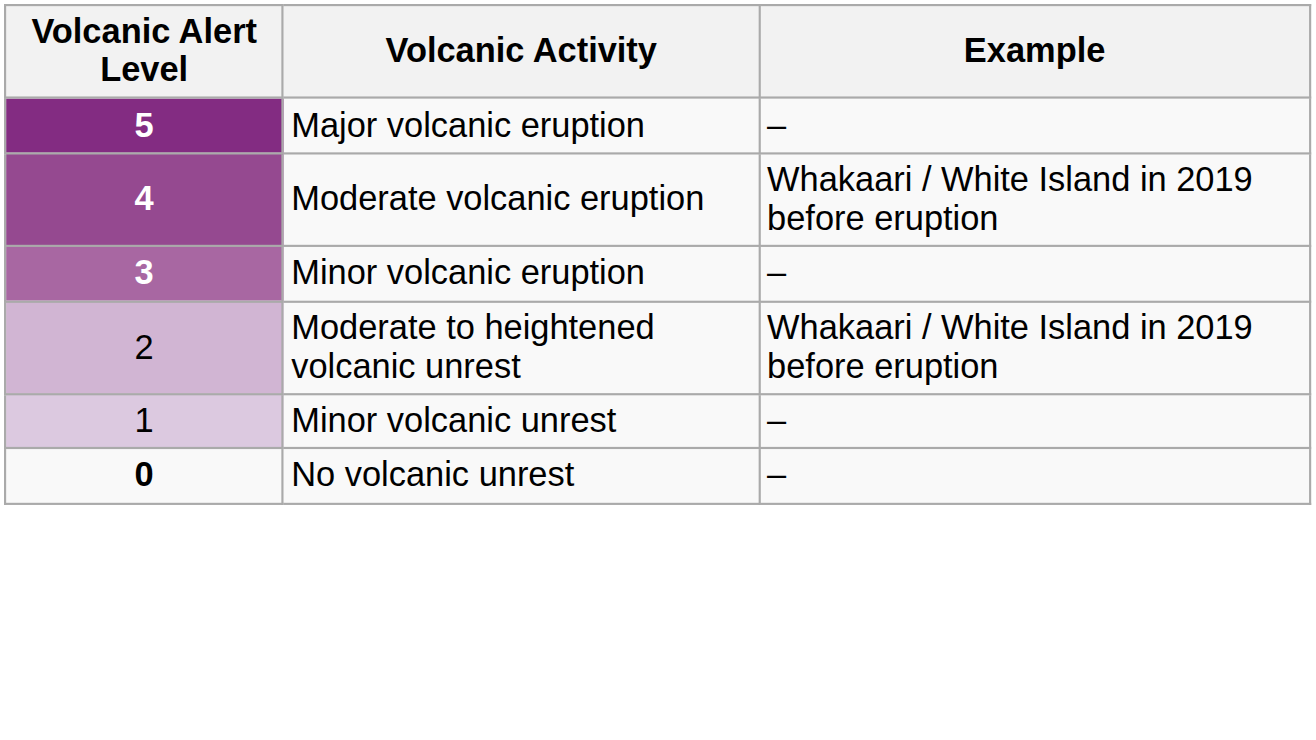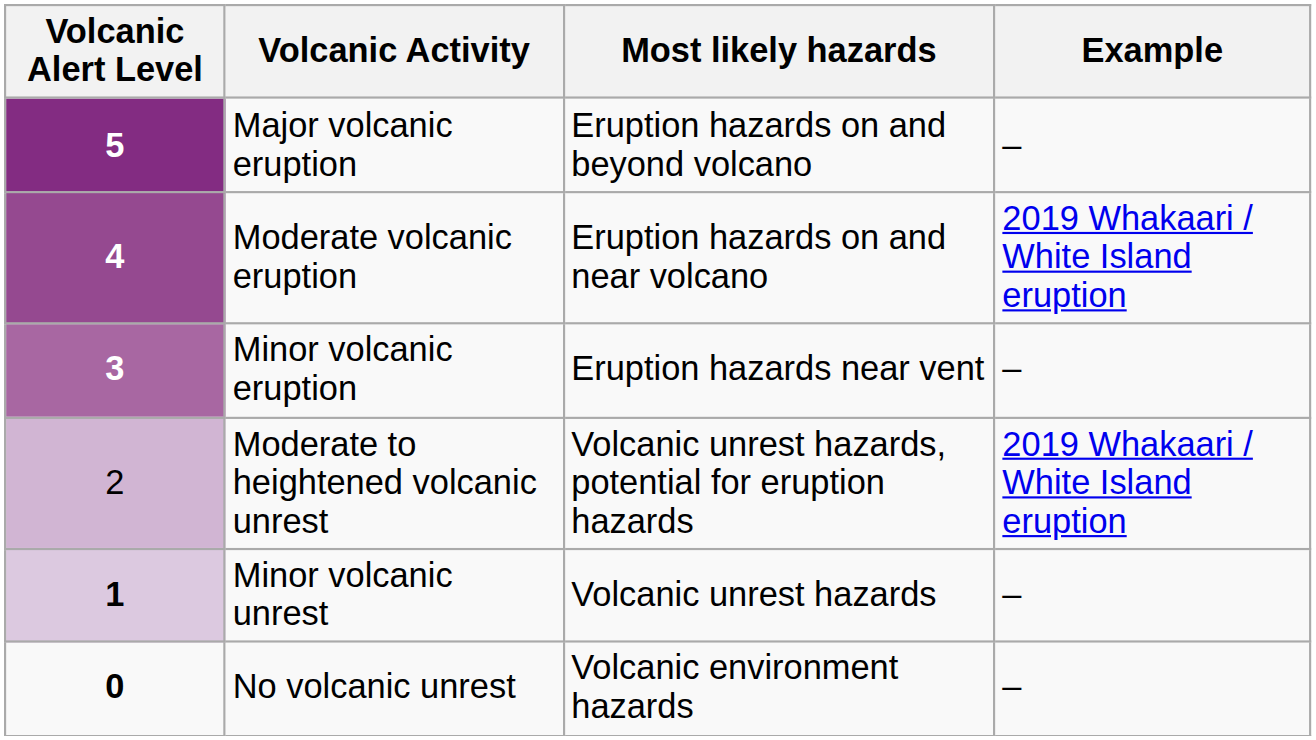+ column: (779, 51)
(1010, 198) Whakaari / White Island in 2019 before eruption -> (1128, 256) 2019 Whakaari / White Island eruption
(1010, 346) Whakaari / White Island in 2019 before eruption -> (1128, 482) 2019 Whakaari / White Island eruption
(144, 420) normal -> (115, 594) bold
